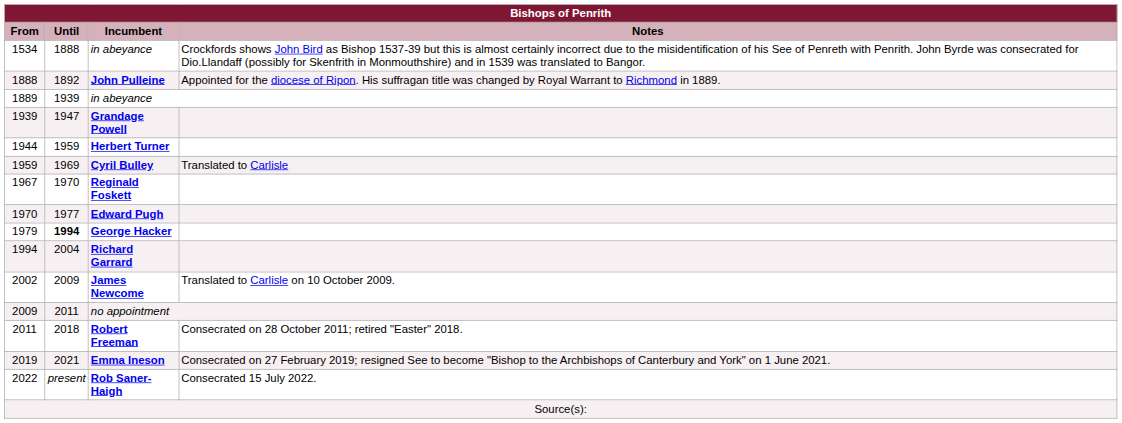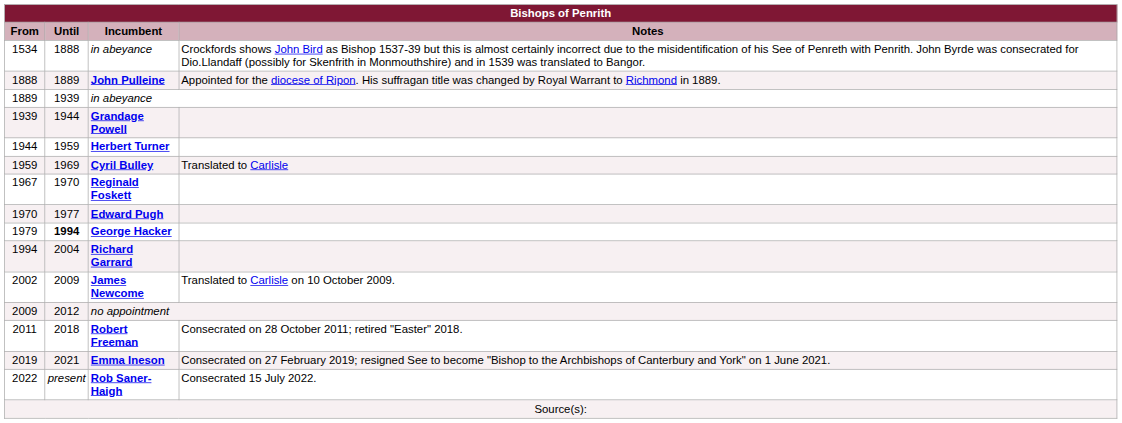(67, 80) 1892 -> (67, 80) 1889
(67, 116) 1947 -> (67, 116) 1944
(67, 311) 2011 -> (67, 311) 2012
